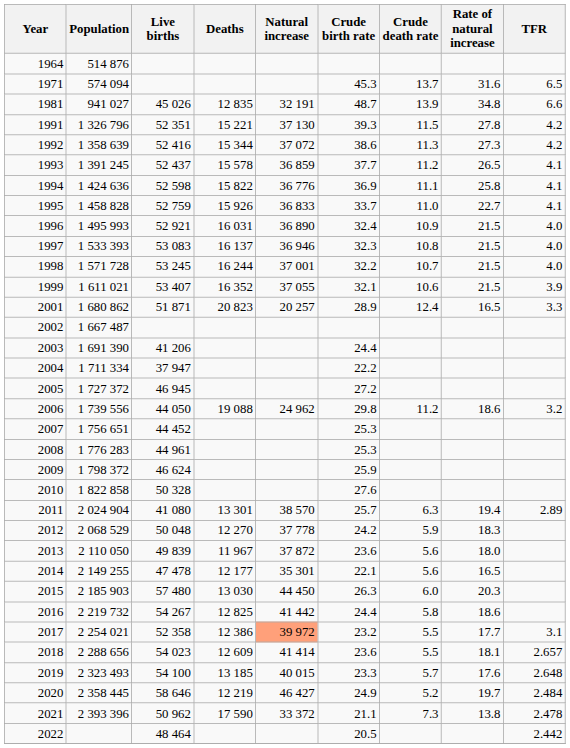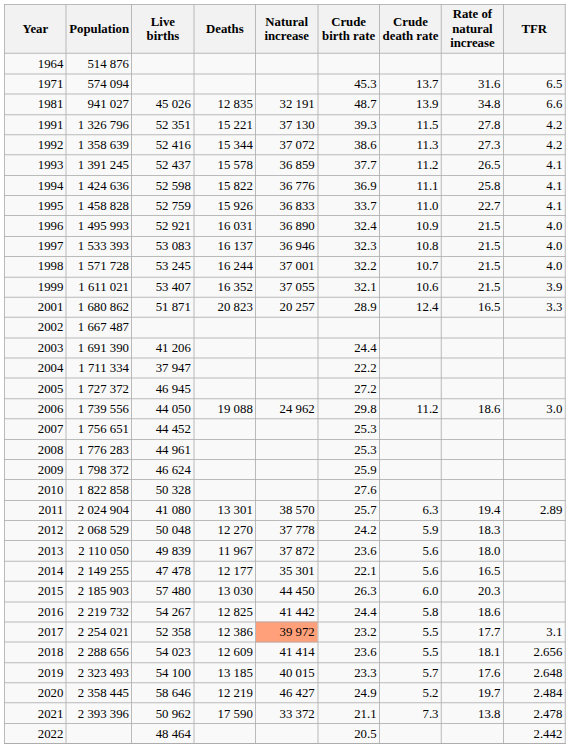(554, 408) 3.2 -> (554, 408) 3.0
(548, 652) 2.657 -> (548, 652) 2.656
